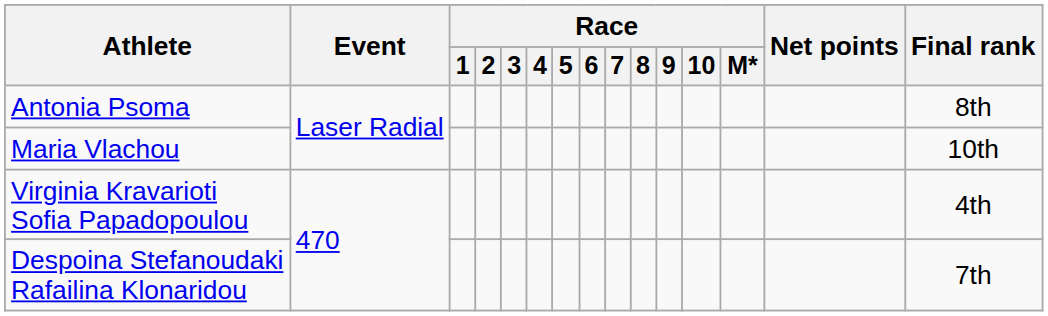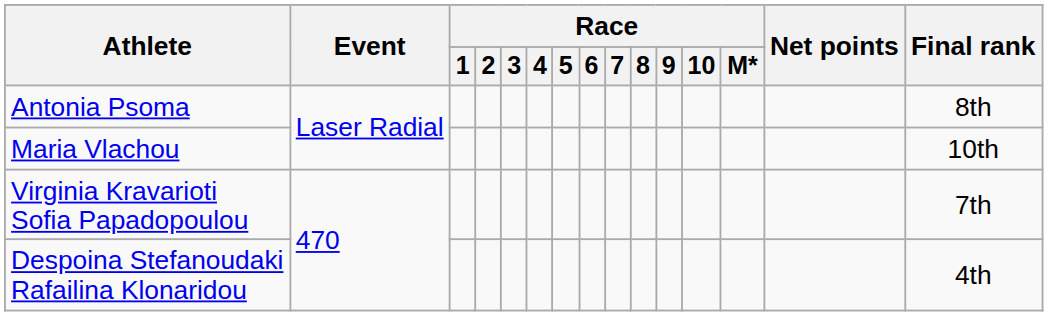(973, 205) 4th -> (973, 205) 7th
(973, 276) 7th -> (973, 276) 4th
